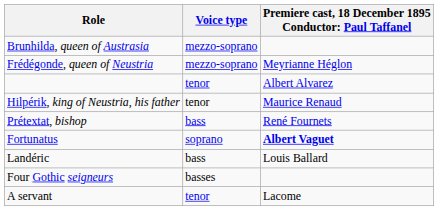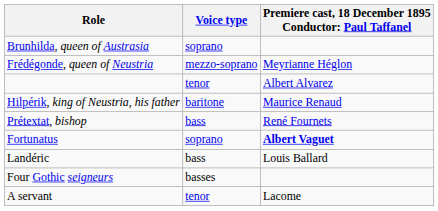(221, 45) mezzo-soprano -> (204, 45) soprano
(197, 102) tenor -> (205, 102) baritone
